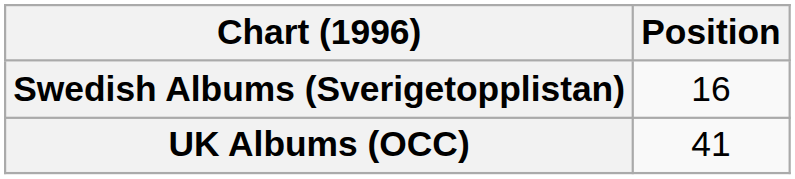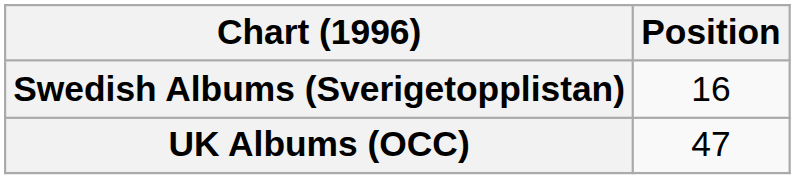(711, 144) 41 -> (711, 144) 47
